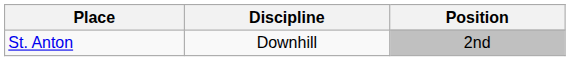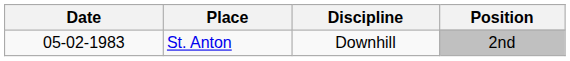+ column: (84, 18)
